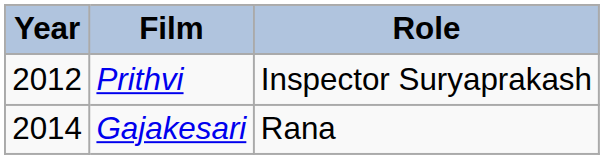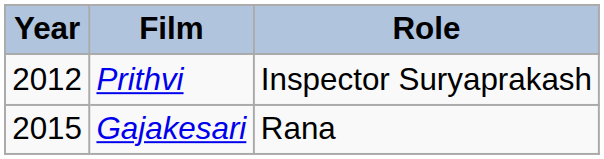(47, 128) 2014 -> (47, 128) 2015
